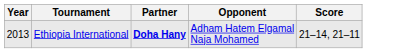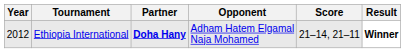+ column: (382, 13)
(18, 34) 2013 -> (18, 34) 2012
